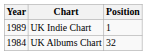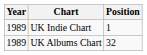(16, 43) 1984 -> (16, 43) 1989
